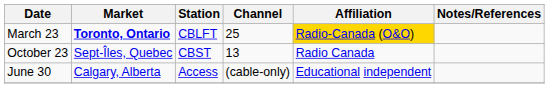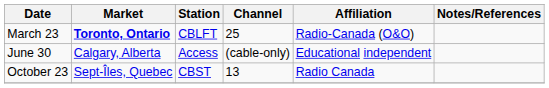(355, 33) gold background -> (355, 33) no background
rows swapped: (29, 72) <-> (38, 53)
